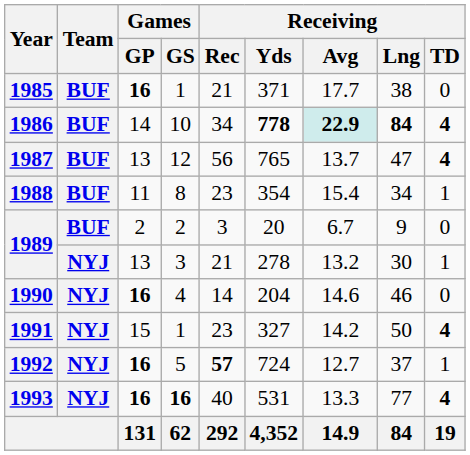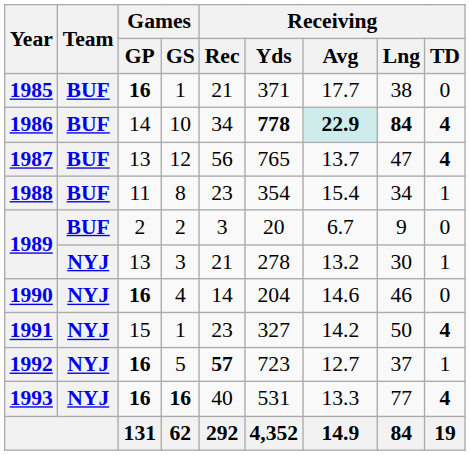(274, 364) 724 -> (274, 364) 723
